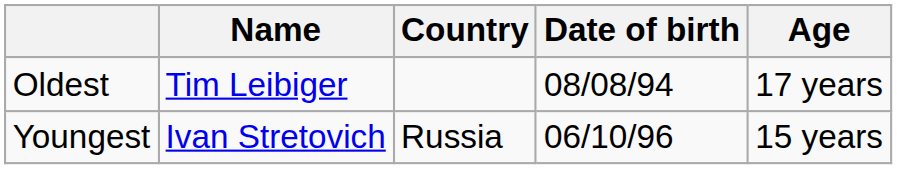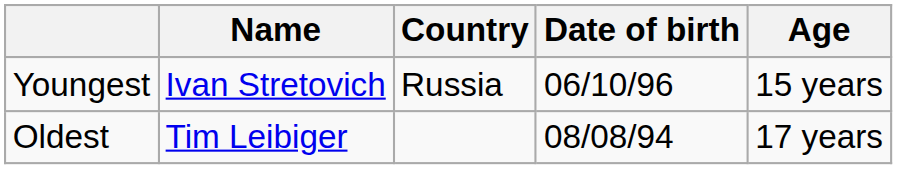rows swapped: (81, 136) <-> (61, 83)
